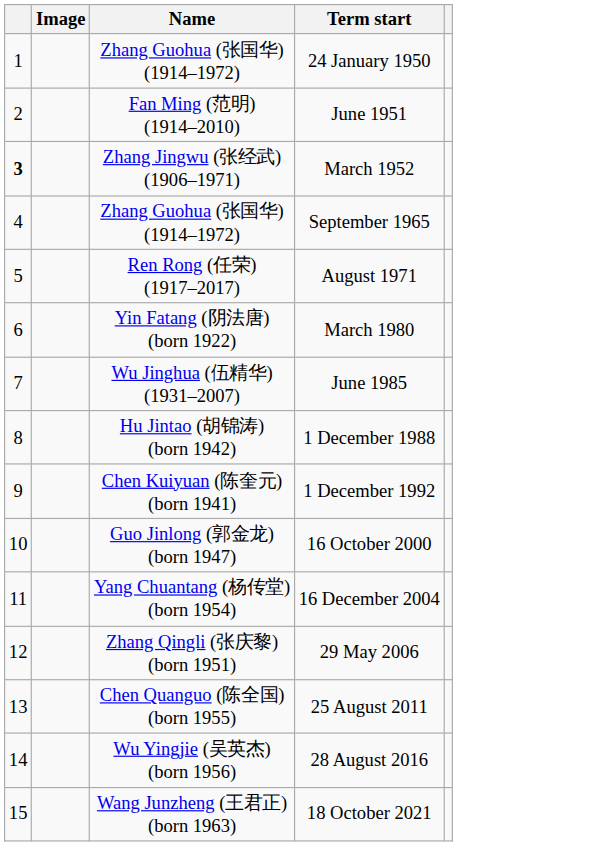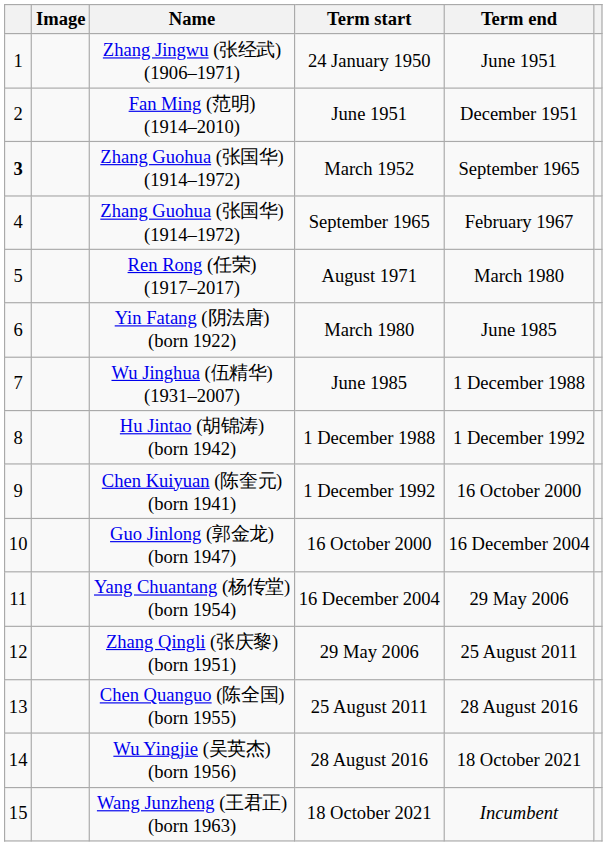+ column: (519, 19)
(192, 61) Zhang Guohua (张国华) (1914–1972) -> (192, 61) Zhang Jingwu (张经武) (1906–1971)
(192, 169) Zhang Jingwu (张经武) (1906–1971) -> (192, 169) Zhang Guohua (张国华) (1914–1972)
